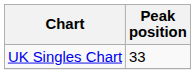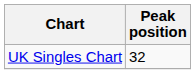(137, 56) 33 -> (137, 56) 32
